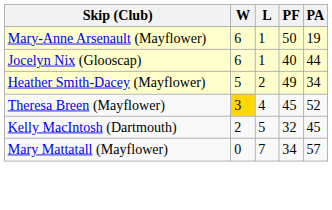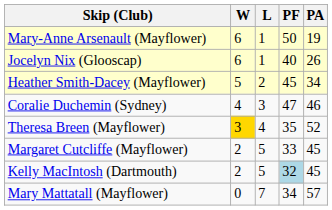(313, 60) 44 -> (313, 60) 26
(289, 82) 49 -> (289, 82) 45
+ row: (87, 104)
(289, 104) 45 -> (289, 127) 35
+ row: (98, 149)
(289, 127) no background -> (289, 171) lightblue background
